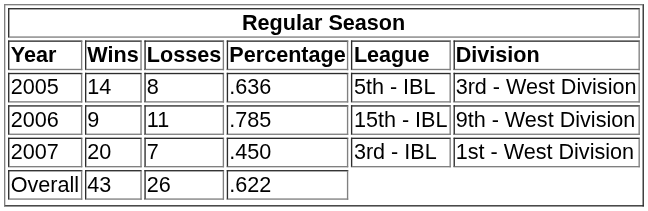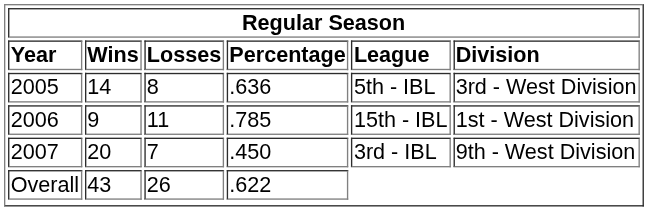(545, 119) 9th - West Division -> (545, 119) 1st - West Division
(545, 152) 1st - West Division -> (545, 152) 9th - West Division
